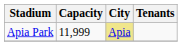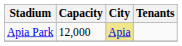(74, 31) 11,999 -> (75, 31) 12,000
